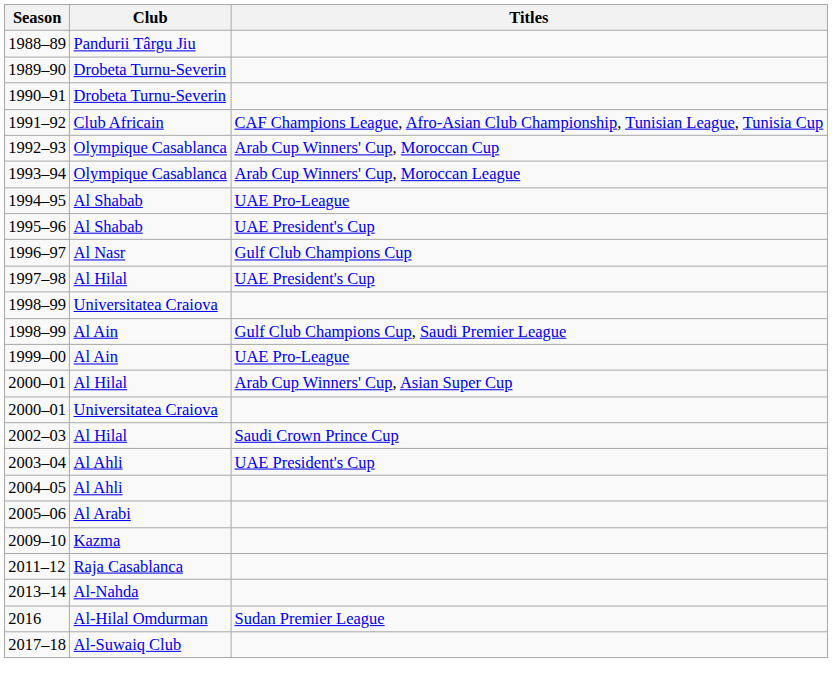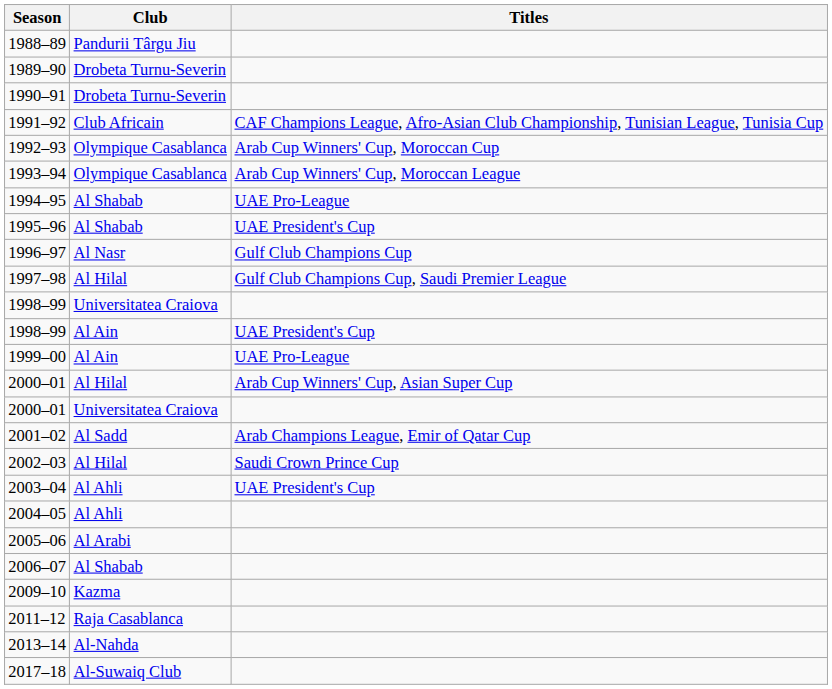(305, 278) UAE President's Cup -> (400, 278) Gulf Club Champions Cup, Saudi Premier League
(400, 331) Gulf Club Champions Cup, Saudi Premier League -> (305, 331) UAE President's Cup
+ row: (37, 435)
+ row: (37, 566)
- row: (25, 618)
